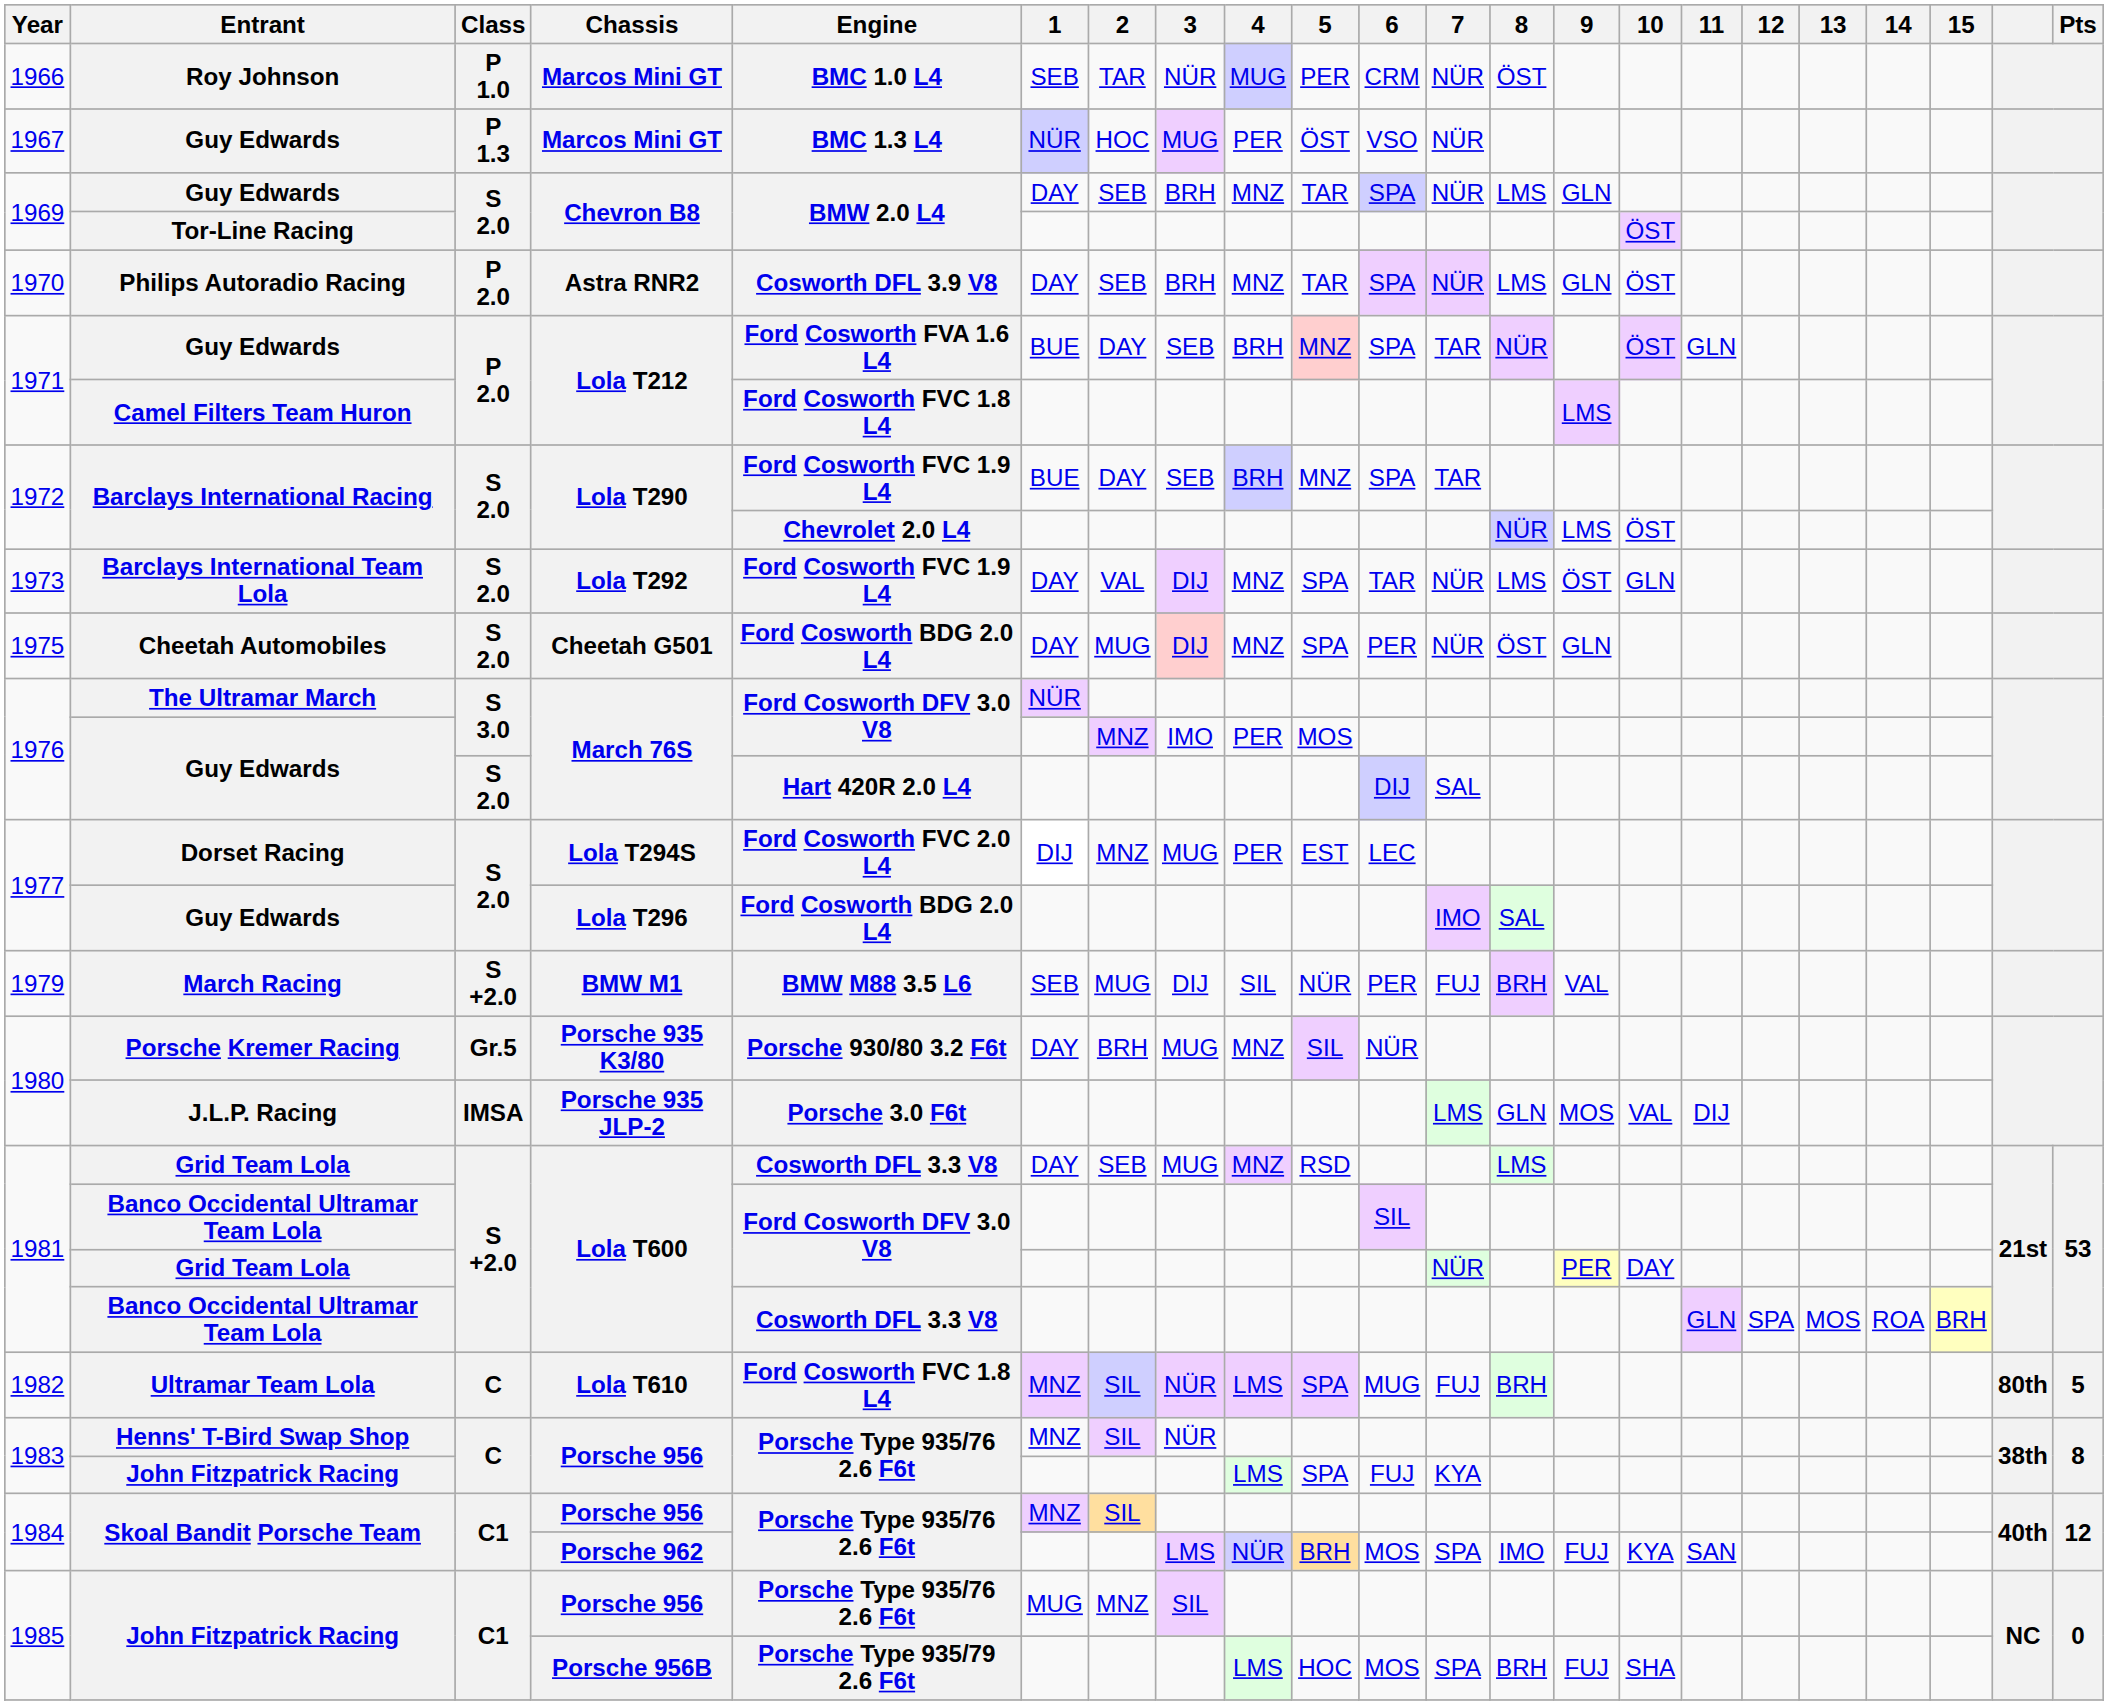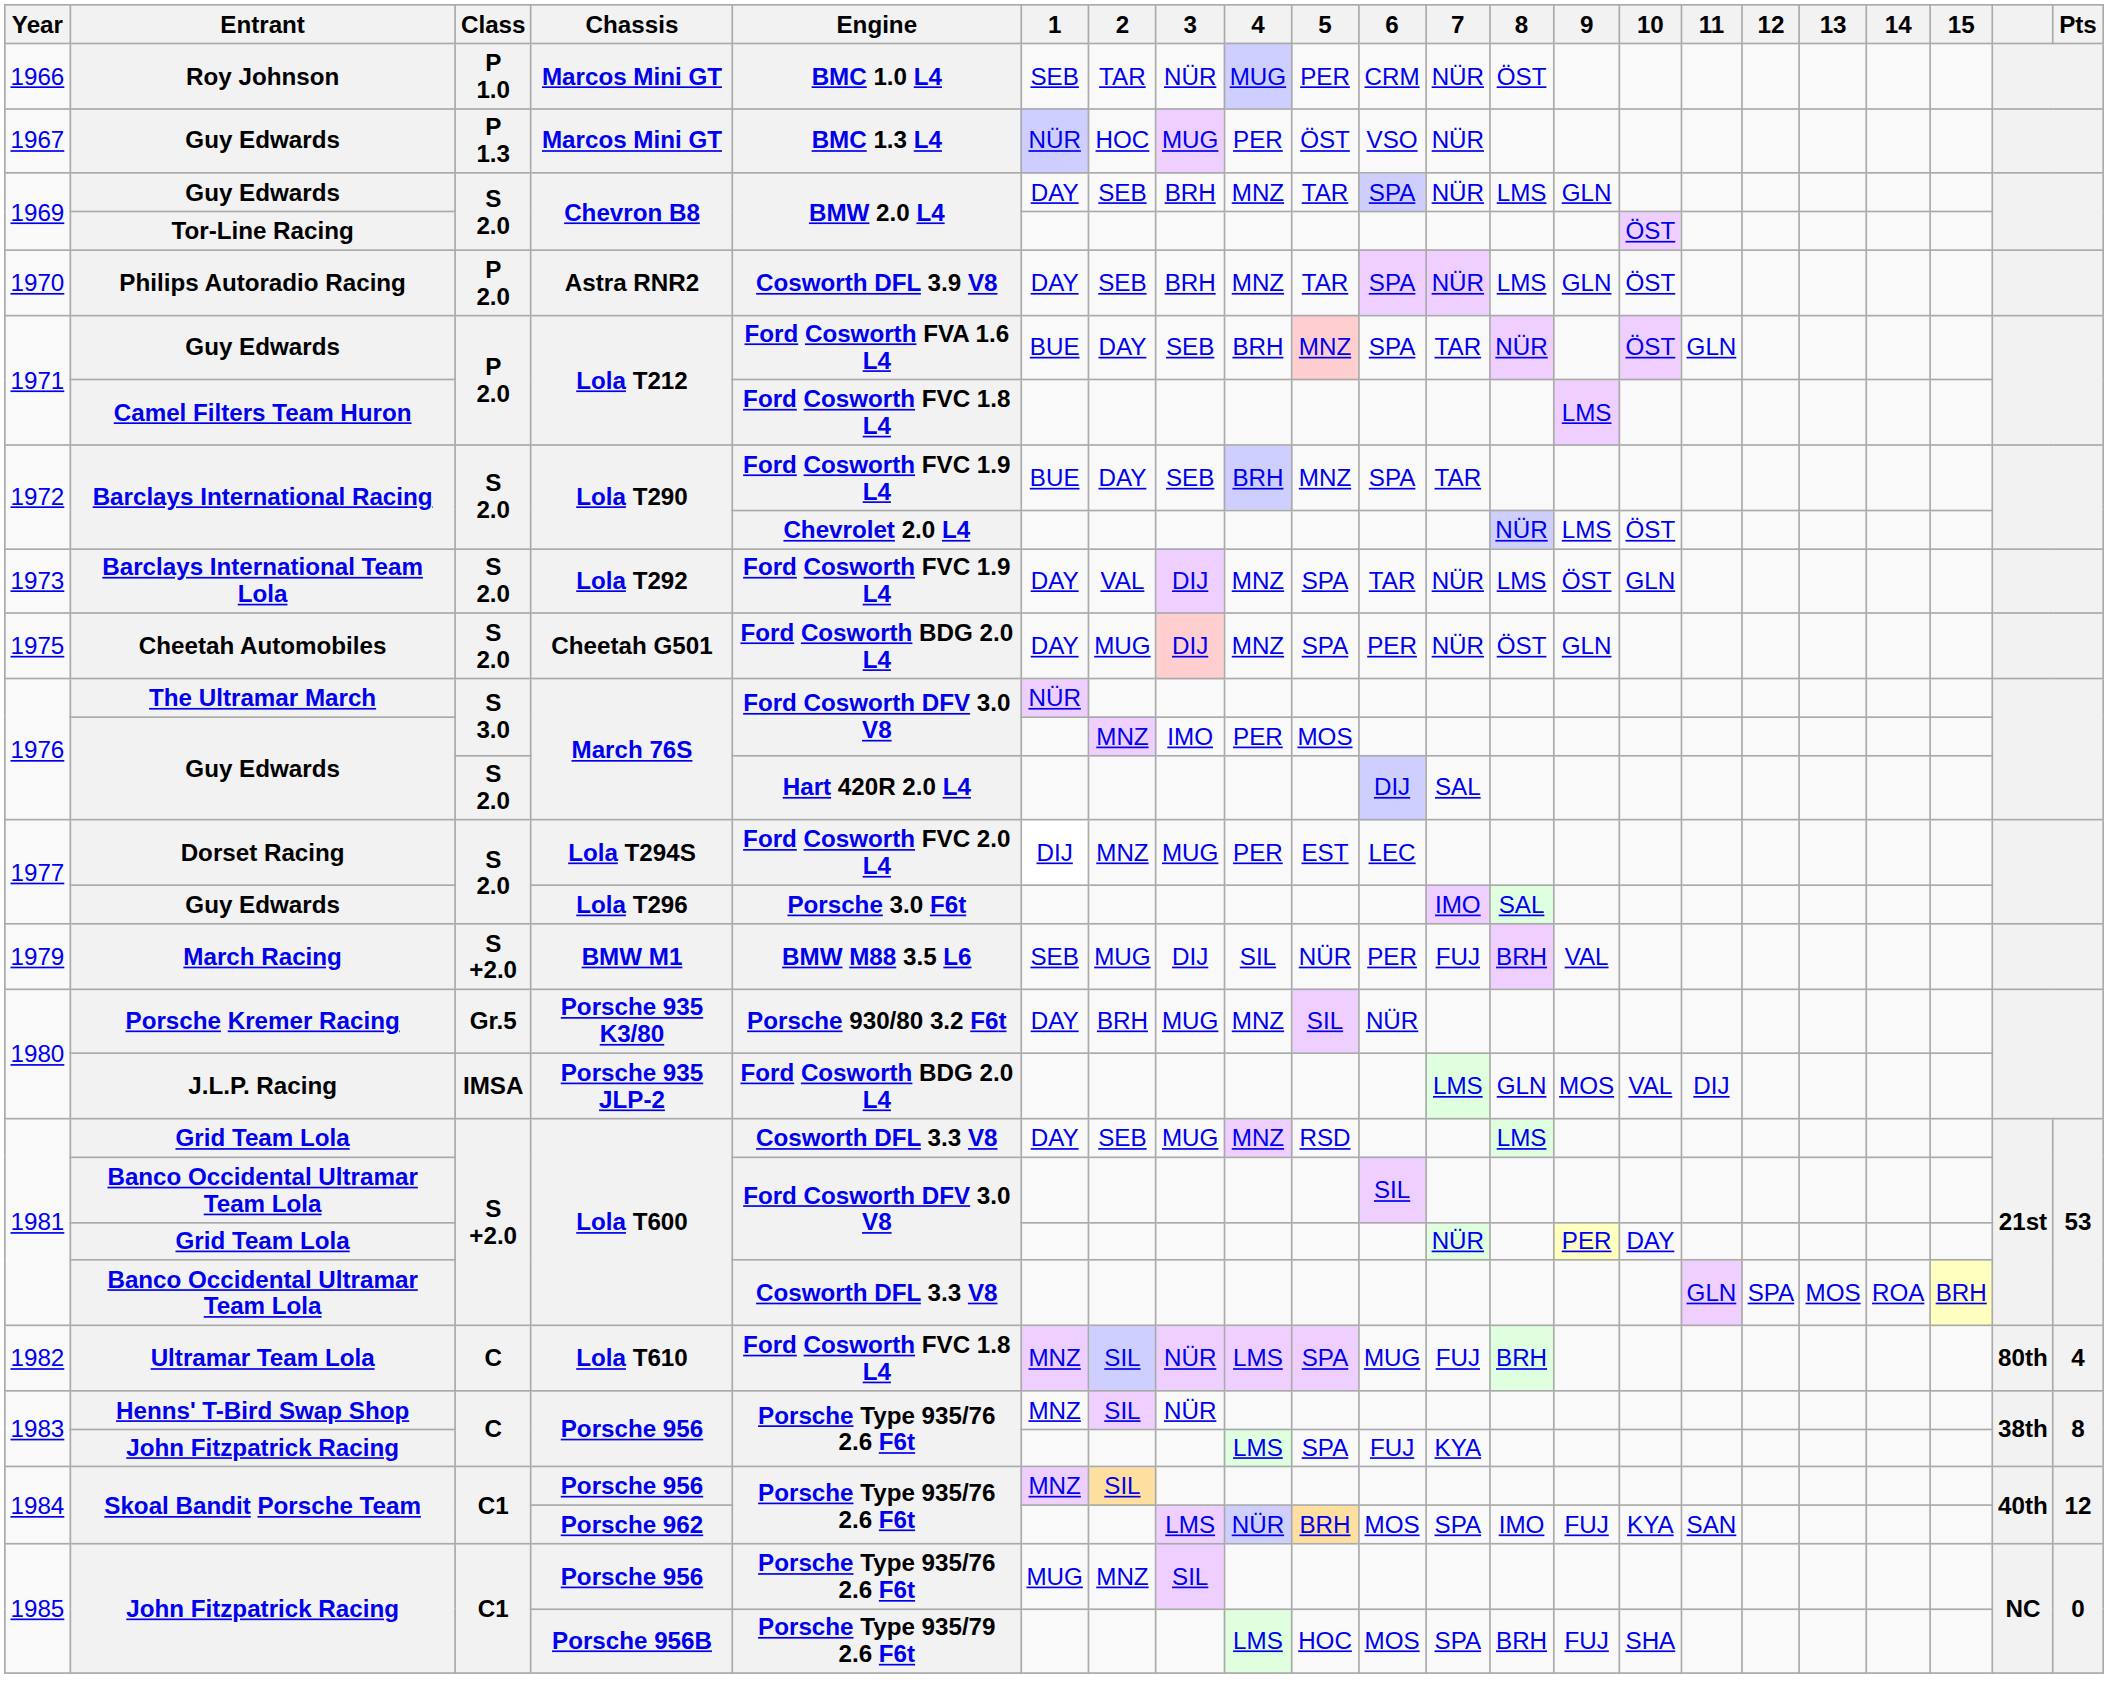(877, 918) Ford Cosworth BDG 2.0 L4 -> (877, 905) Porsche 3.0 F6t
(877, 1113) Porsche 3.0 F6t -> (877, 1087) Ford Cosworth BDG 2.0 L4
(2078, 1385) 5 -> (2078, 1358) 4
